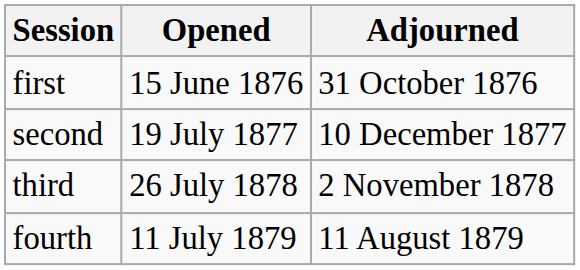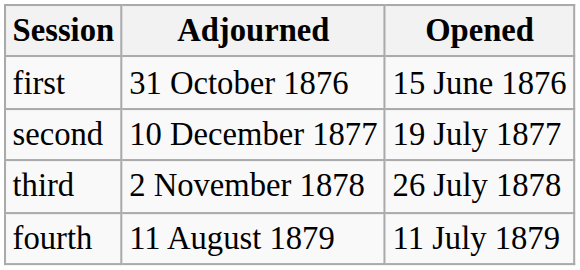columns swapped: (216, 30) <-> (442, 30)
